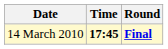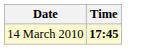- column: (142, 14)
